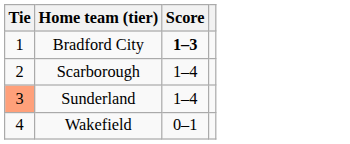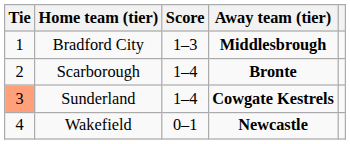+ column: (273, 17)
(185, 44) bold -> (185, 44) normal
